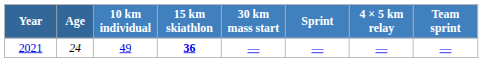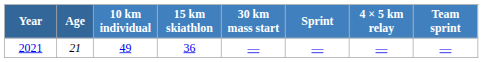(75, 48) 24 -> (75, 48) 21
(189, 48) bold -> (189, 48) normal
